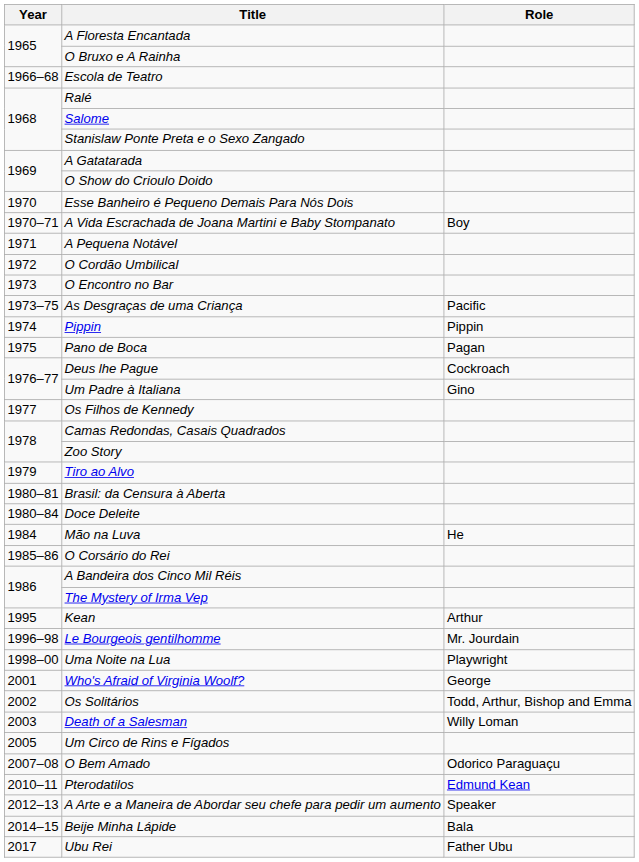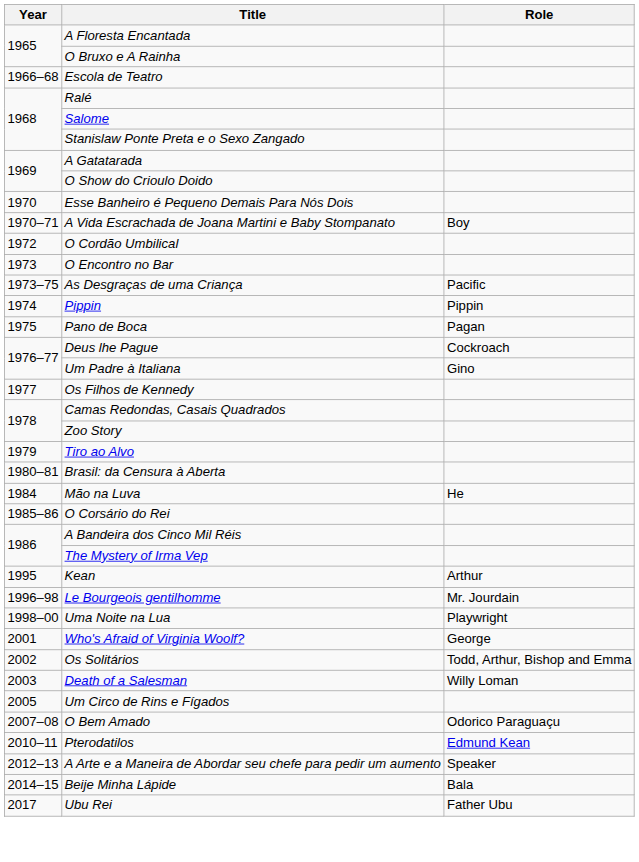- row: (121, 243)
- row: (102, 514)
